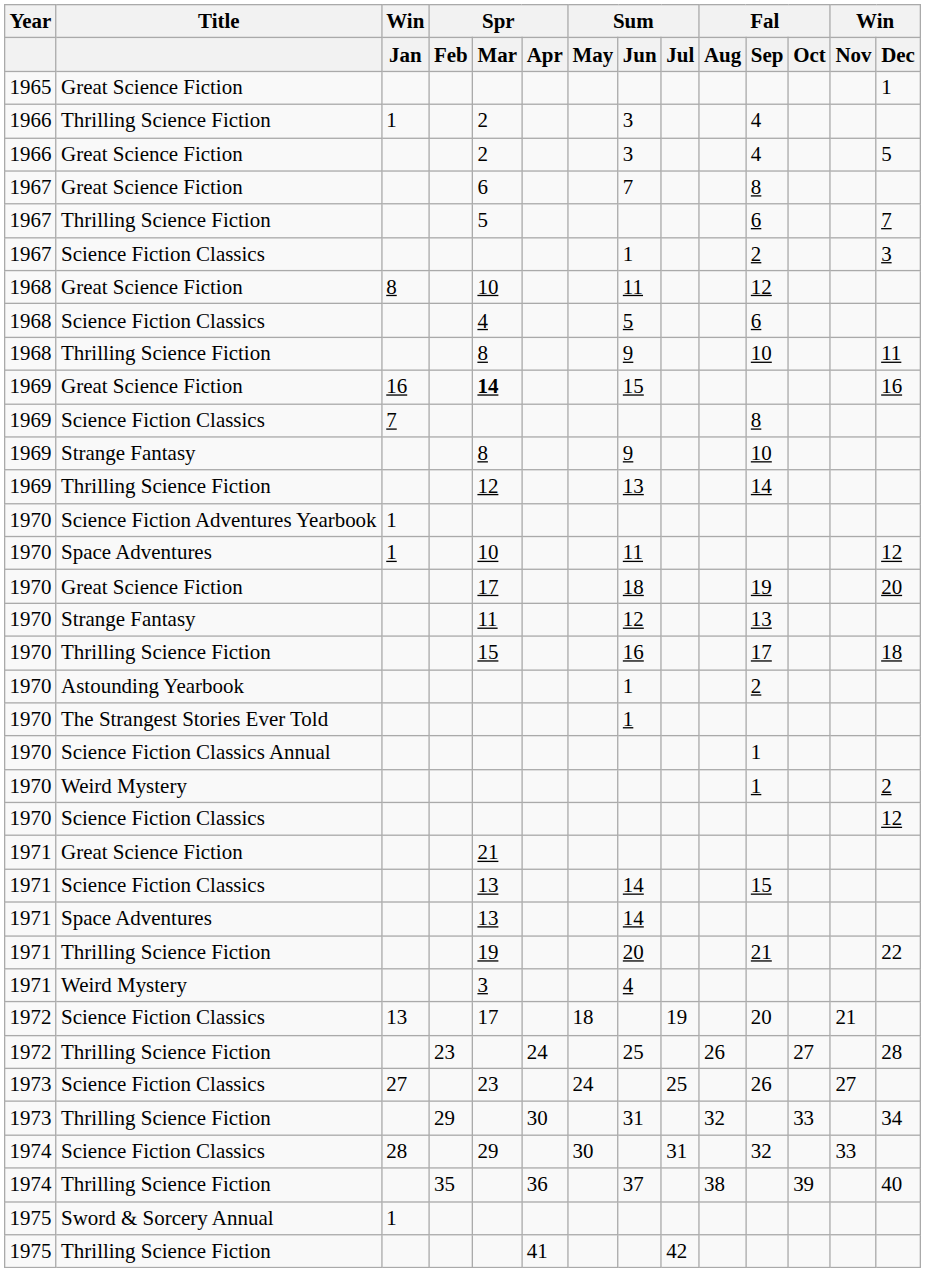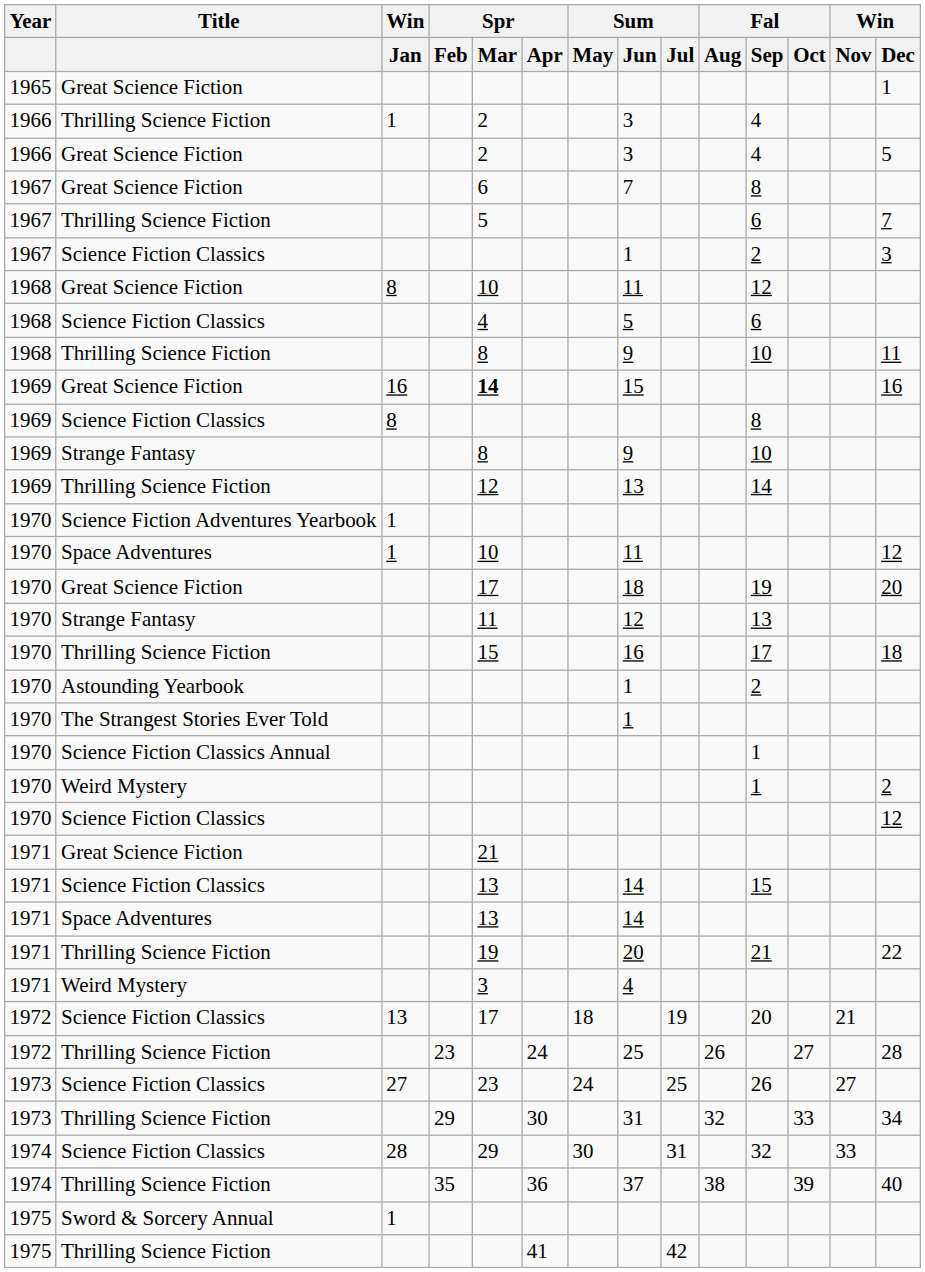(391, 420) 7 -> (391, 420) 8
